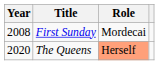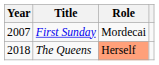(19, 32) 2008 -> (19, 32) 2007
(19, 50) 2020 -> (19, 50) 2018
